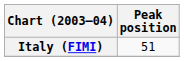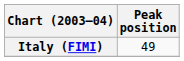(148, 47) 51 -> (148, 47) 49
